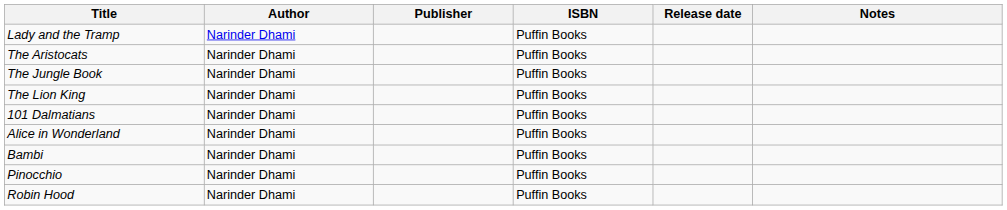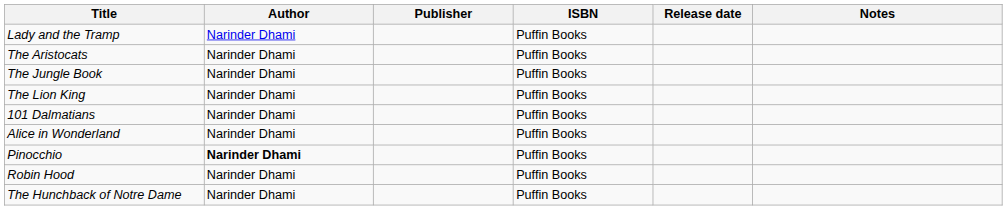- row: (25, 154)
(251, 174) normal -> (254, 154) bold
+ row: (94, 194)
